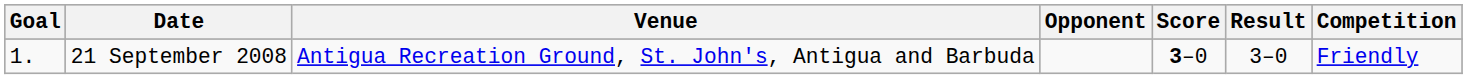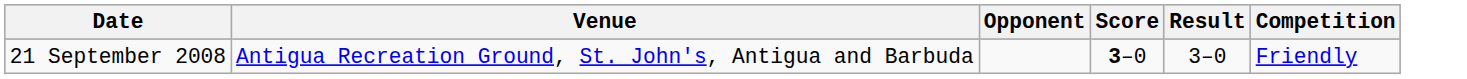- column: (35, 22)
